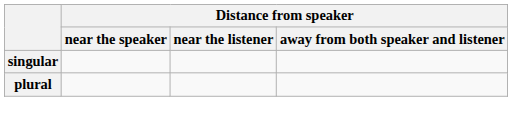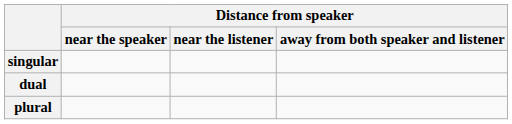+ row: (33, 84)
